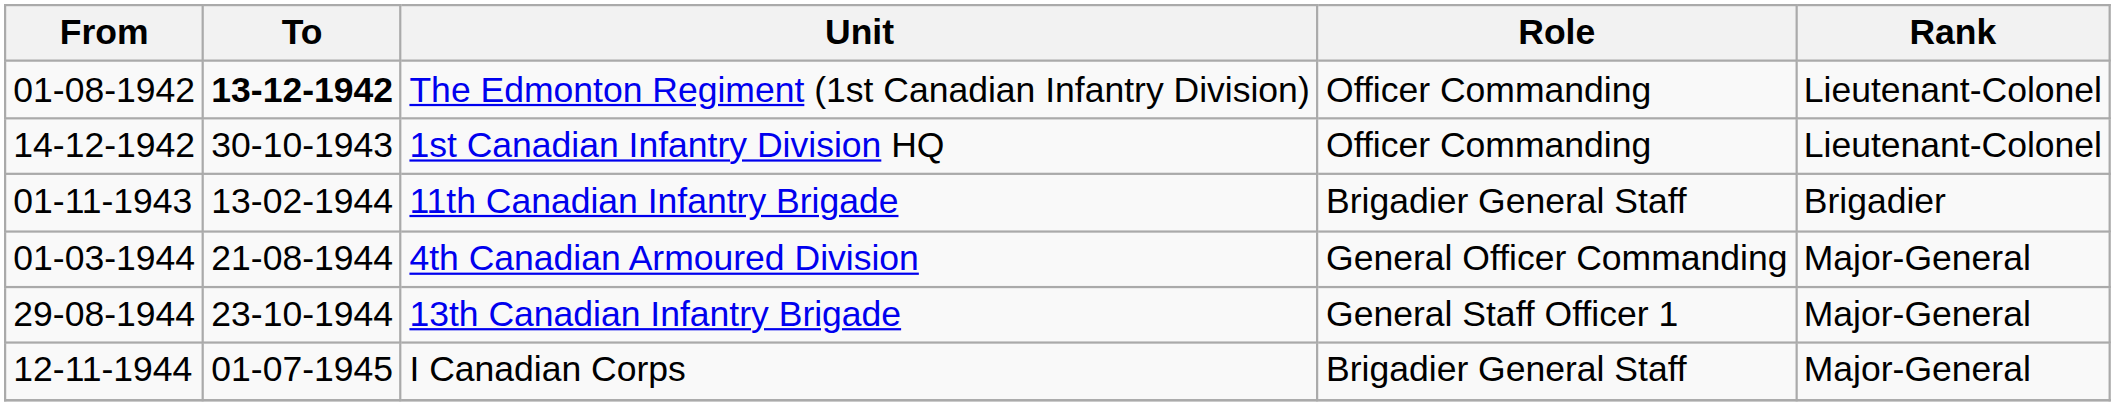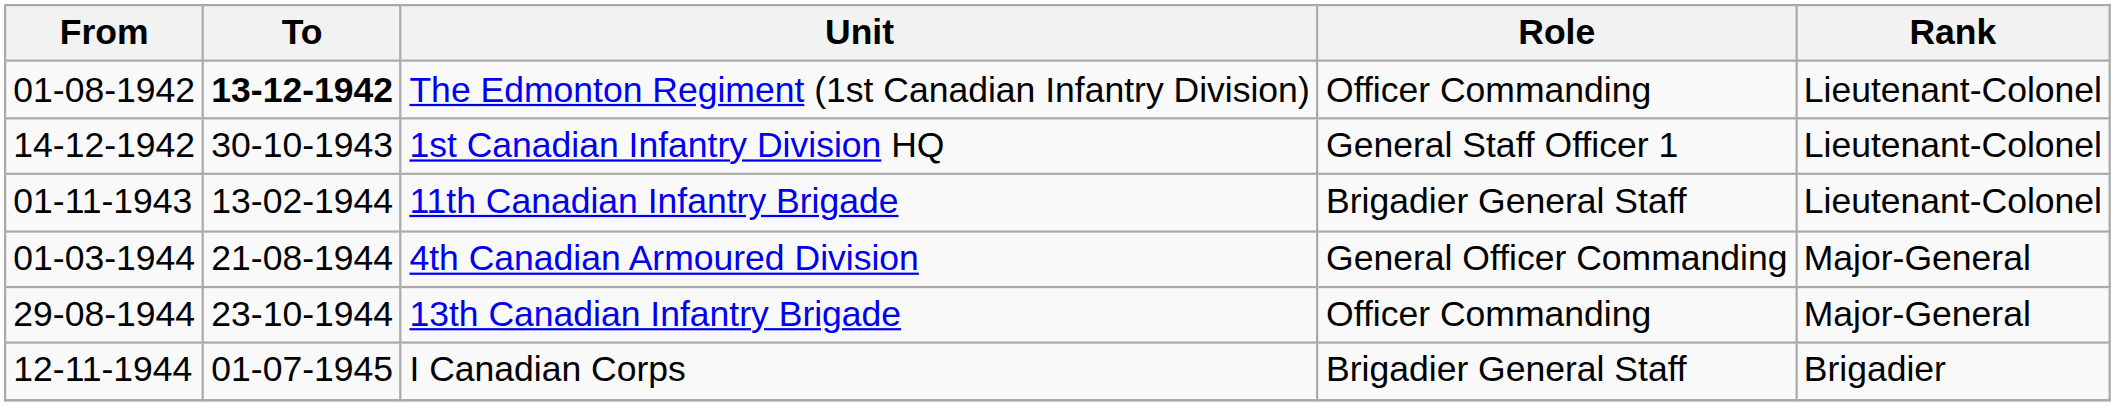(1489, 145) Officer Commanding -> (1502, 145) General Staff Officer 1
(1875, 201) Brigadier -> (1953, 201) Lieutenant-Colonel
(1502, 314) General Staff Officer 1 -> (1489, 314) Officer Commanding
(1917, 370) Major-General -> (1875, 370) Brigadier
